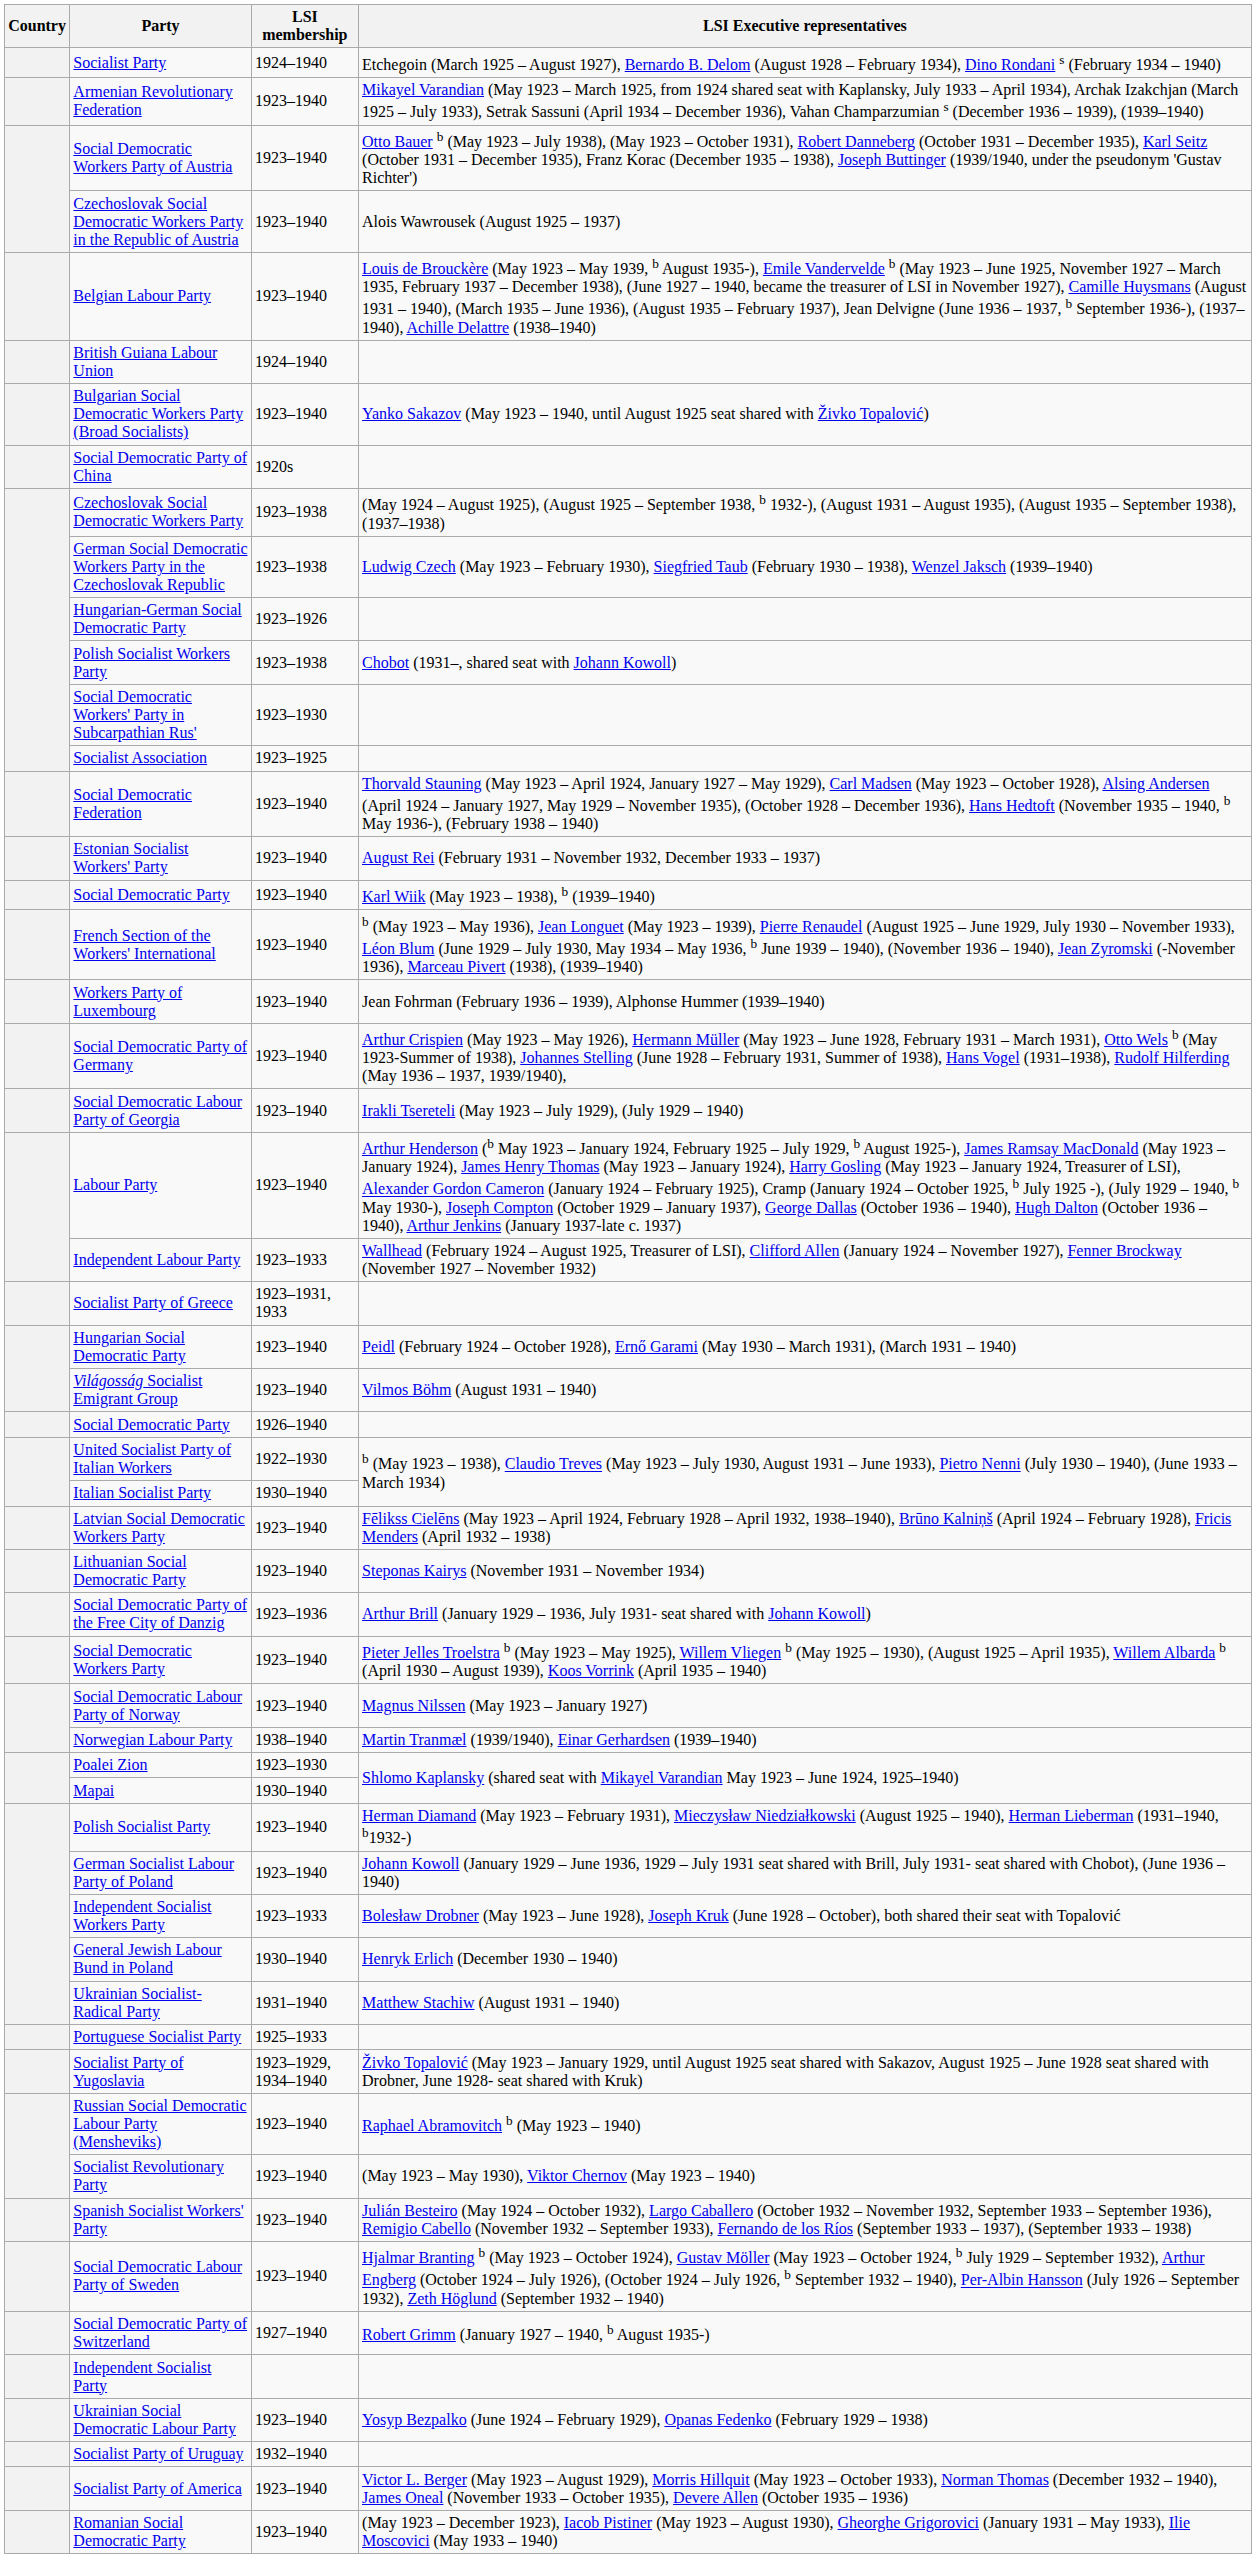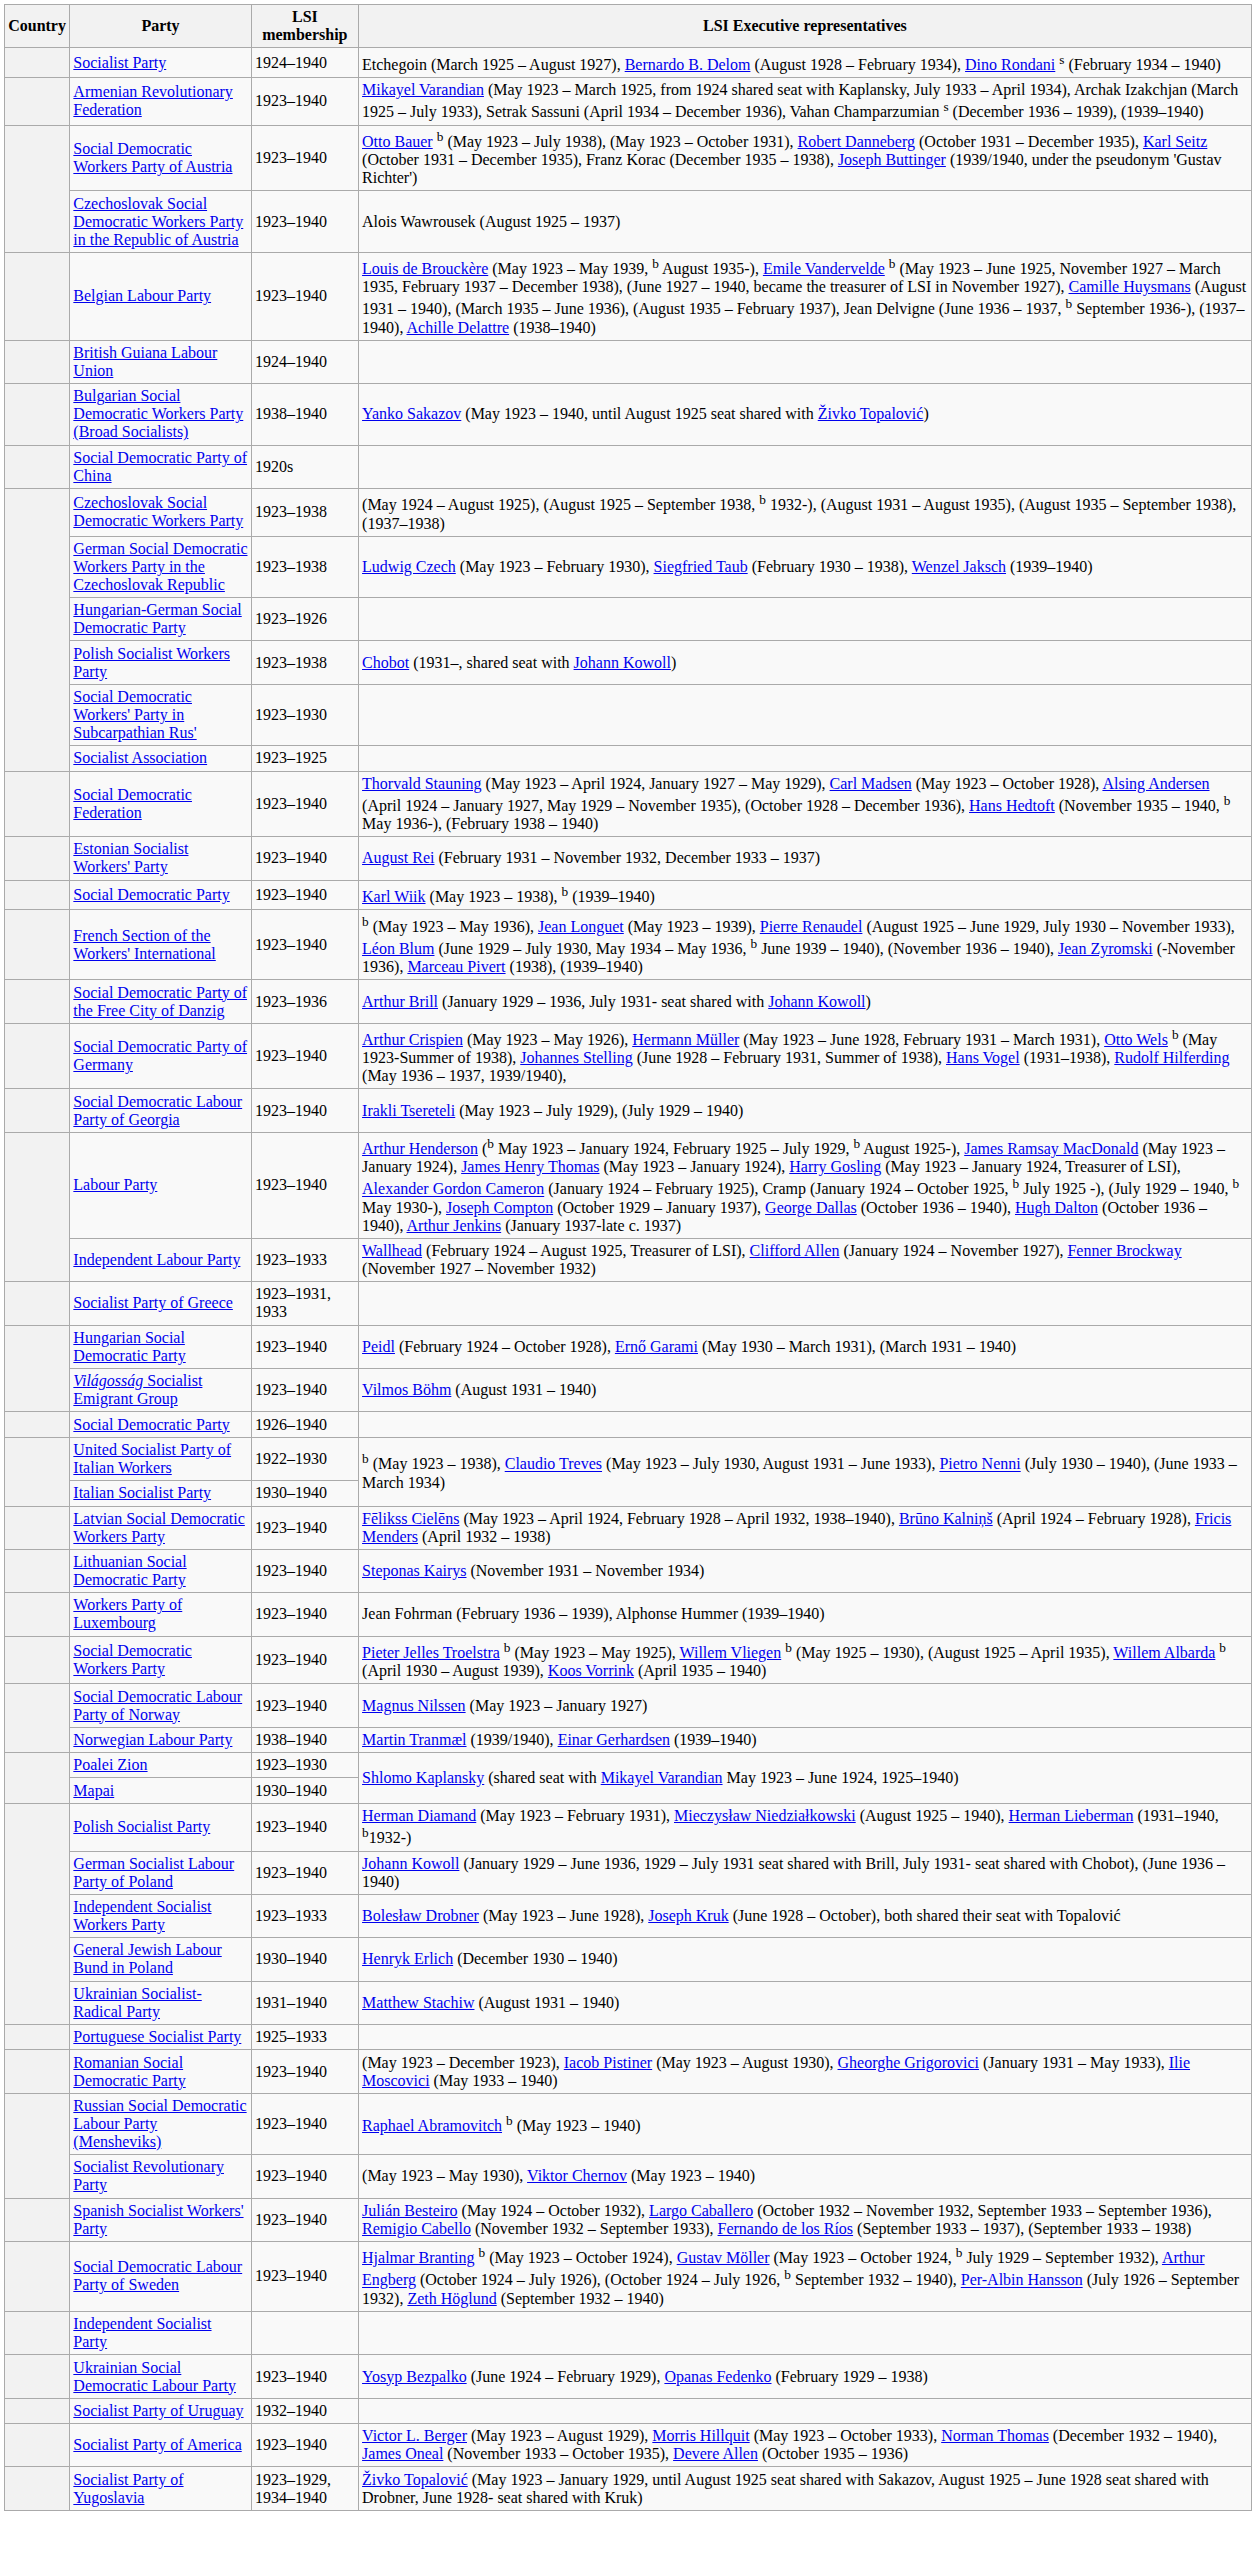(291, 414) 1923–1940 -> (291, 414) 1938–1940
rows swapped: (160, 1614) <-> (128, 1001)
rows swapped: (130, 2532) <-> (128, 2071)
- row: (160, 2333)
